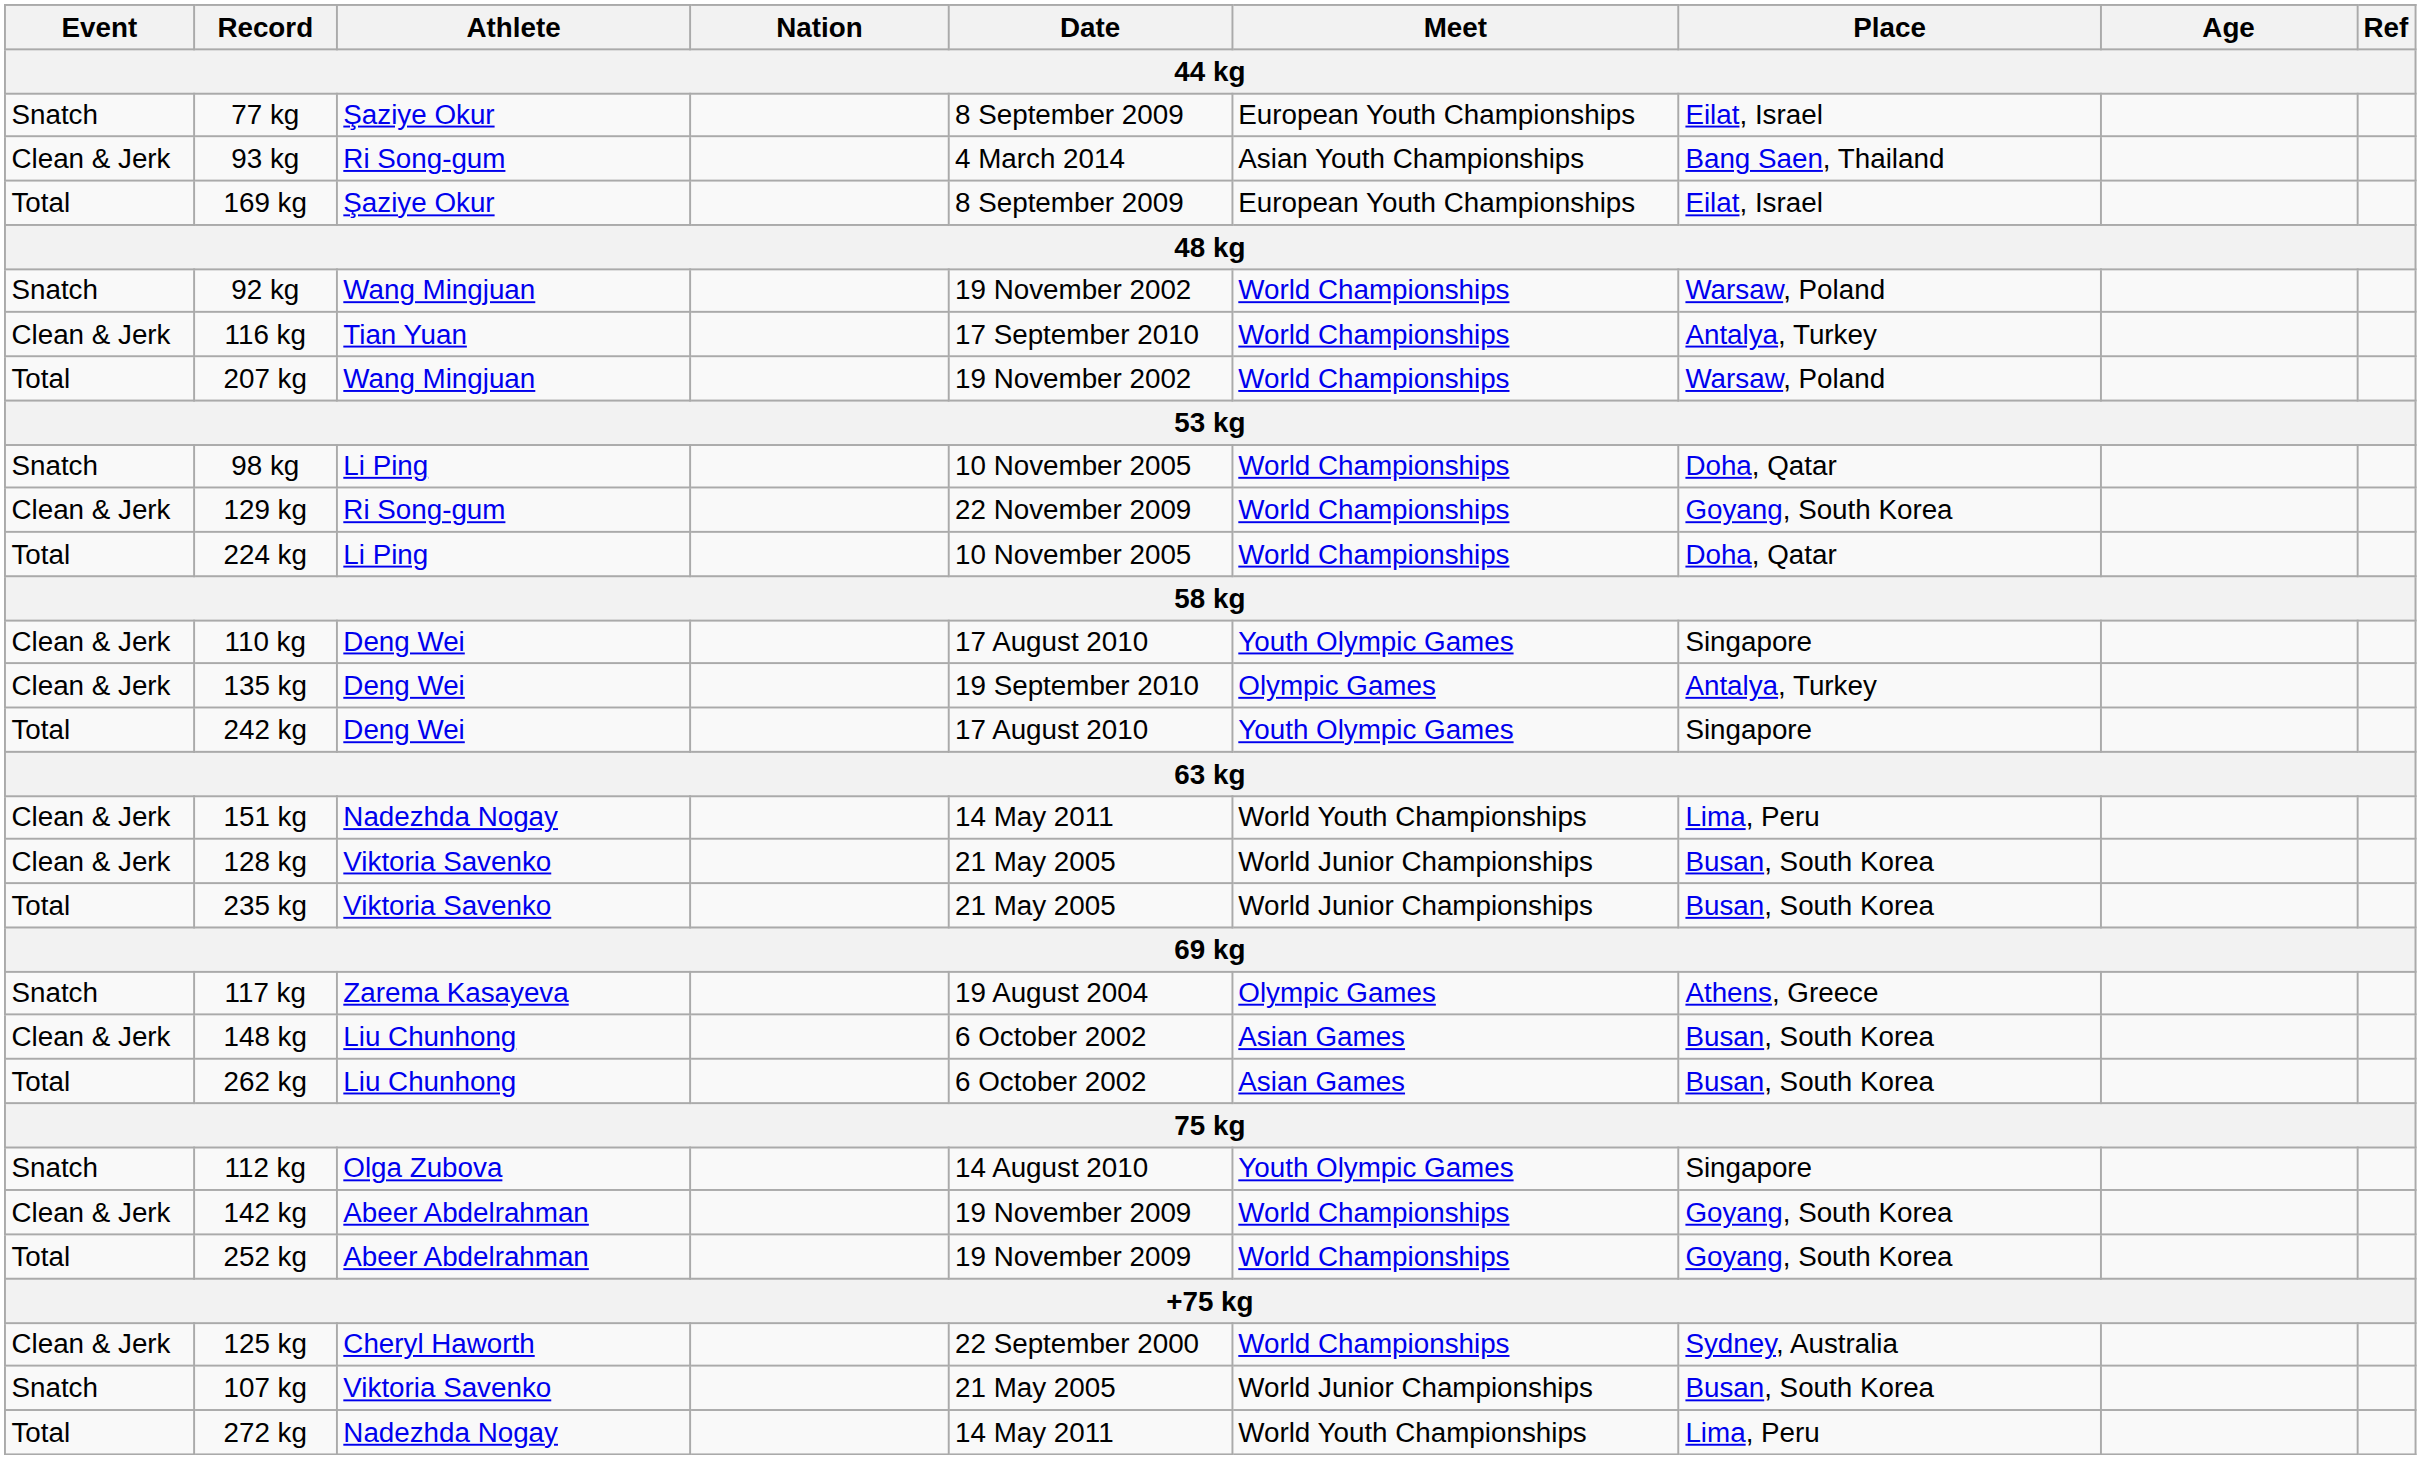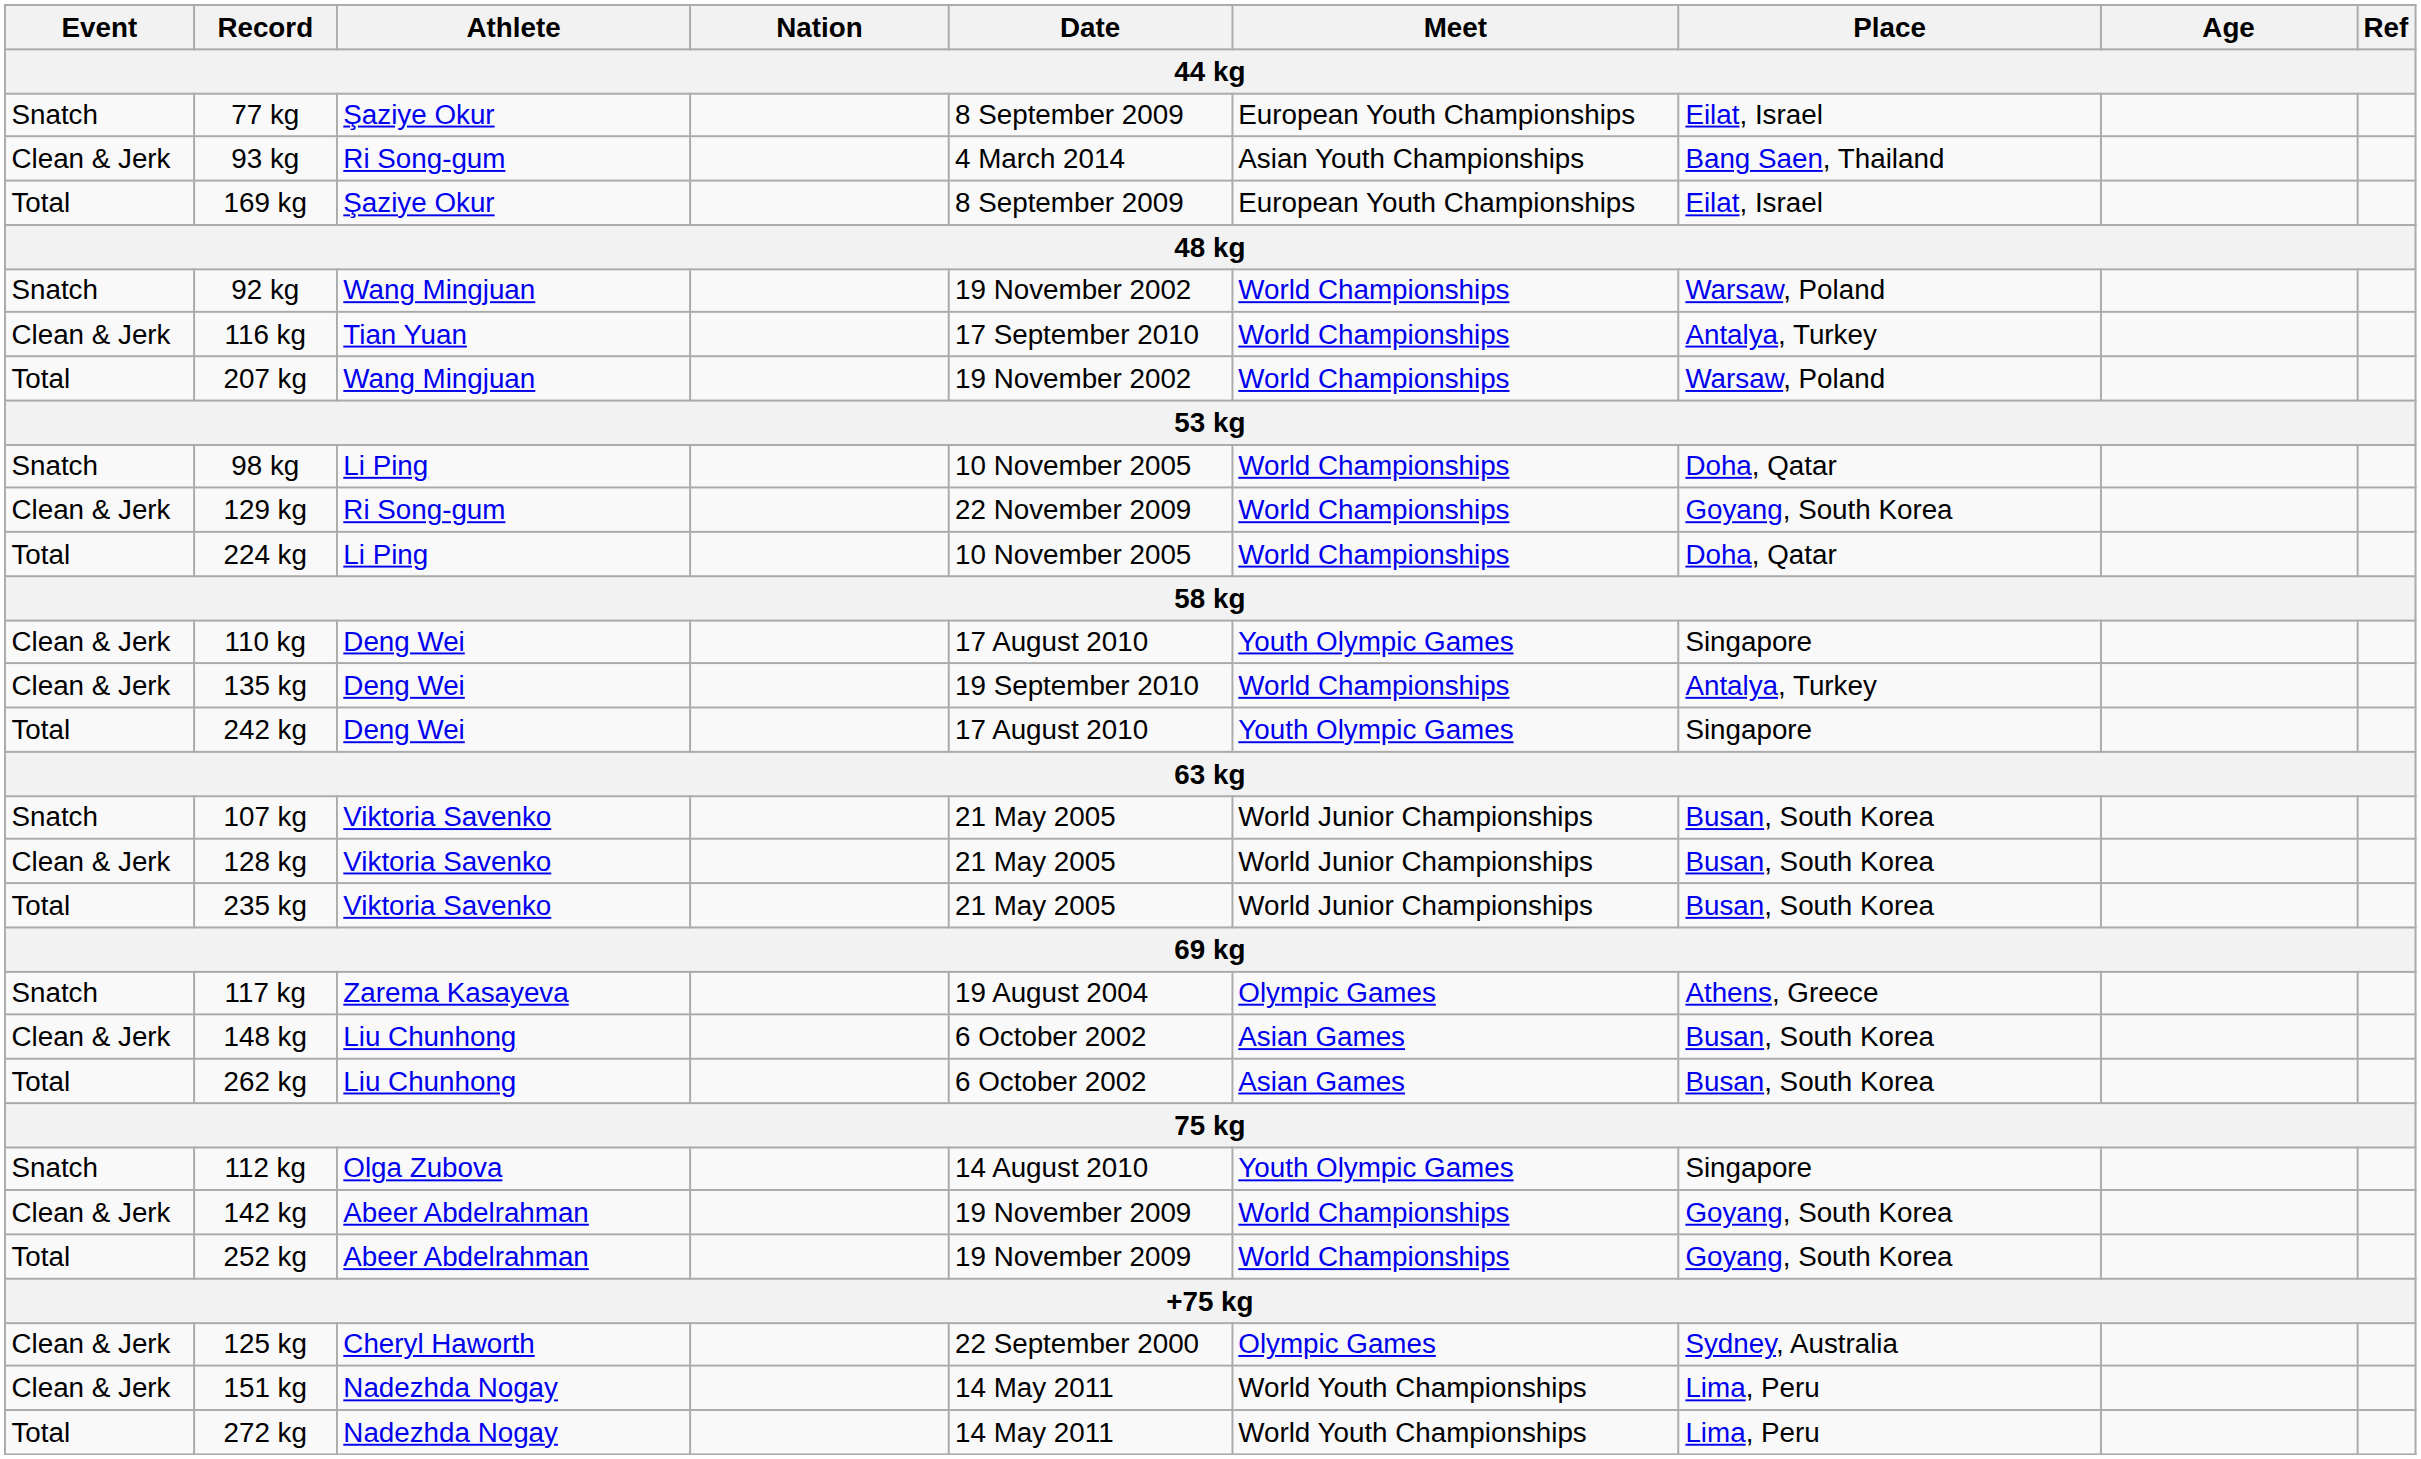(1337, 686) Olympic Games -> (1374, 686) World Championships
rows swapped: (265, 1388) <-> (265, 818)
(1374, 1345) World Championships -> (1337, 1345) Olympic Games
